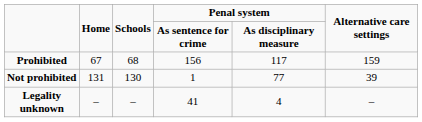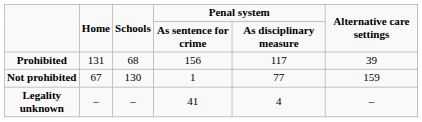(96, 60) 67 -> (96, 60) 131
(371, 60) 159 -> (371, 60) 39
(96, 78) 131 -> (96, 78) 67
(371, 78) 39 -> (371, 78) 159
